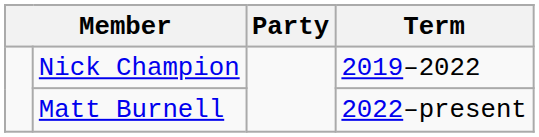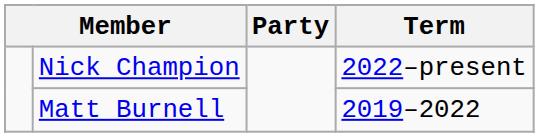(411, 68) 2019–2022 -> (434, 68) 2022–present
(434, 110) 2022–present -> (411, 110) 2019–2022
